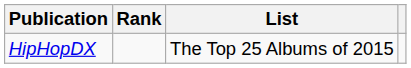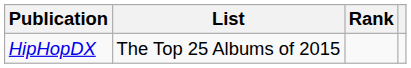columns swapped: (282, 19) <-> (139, 19)
